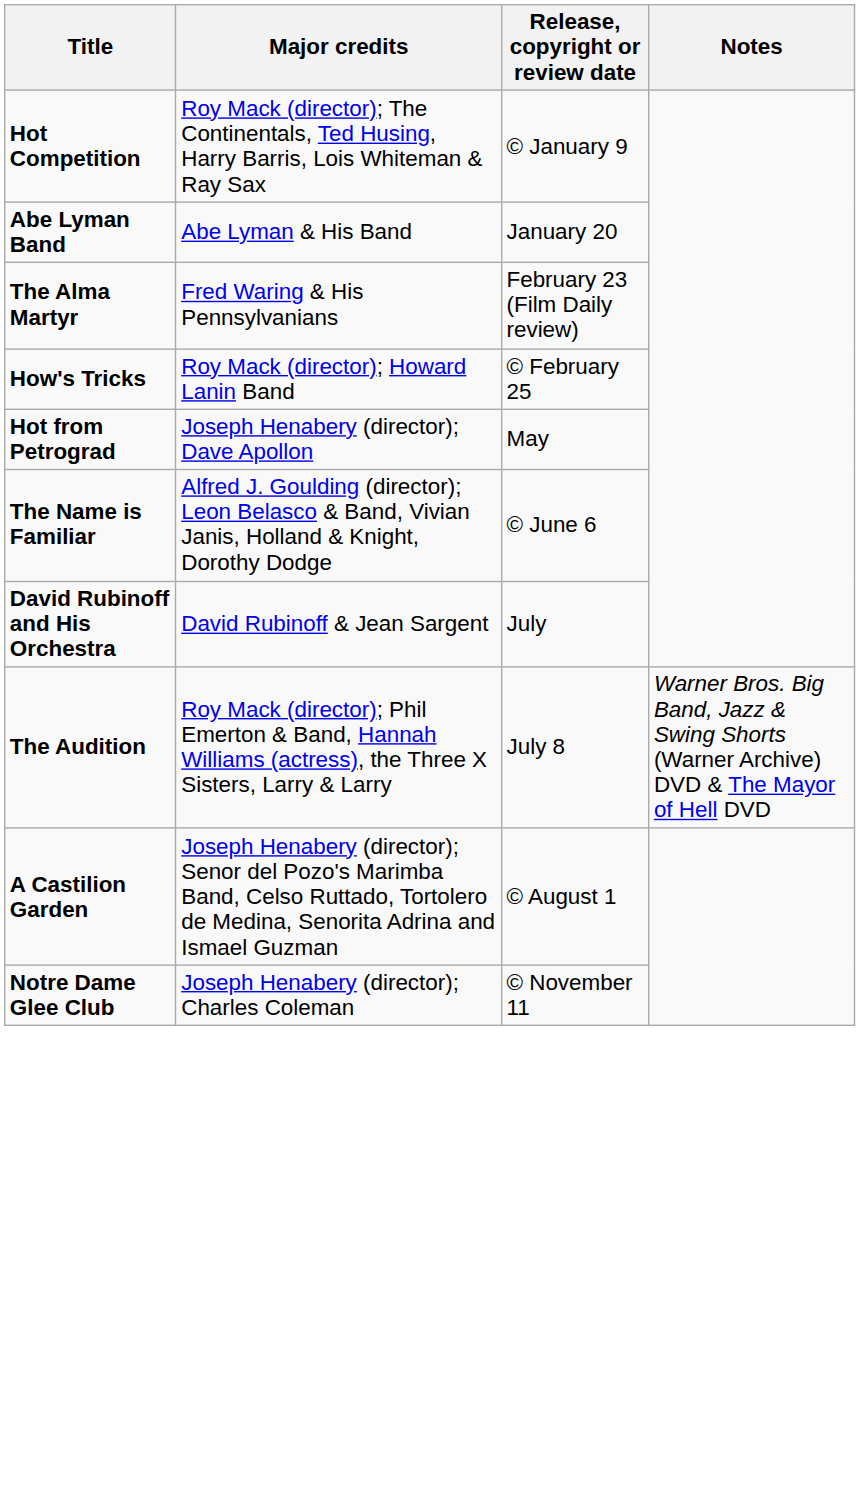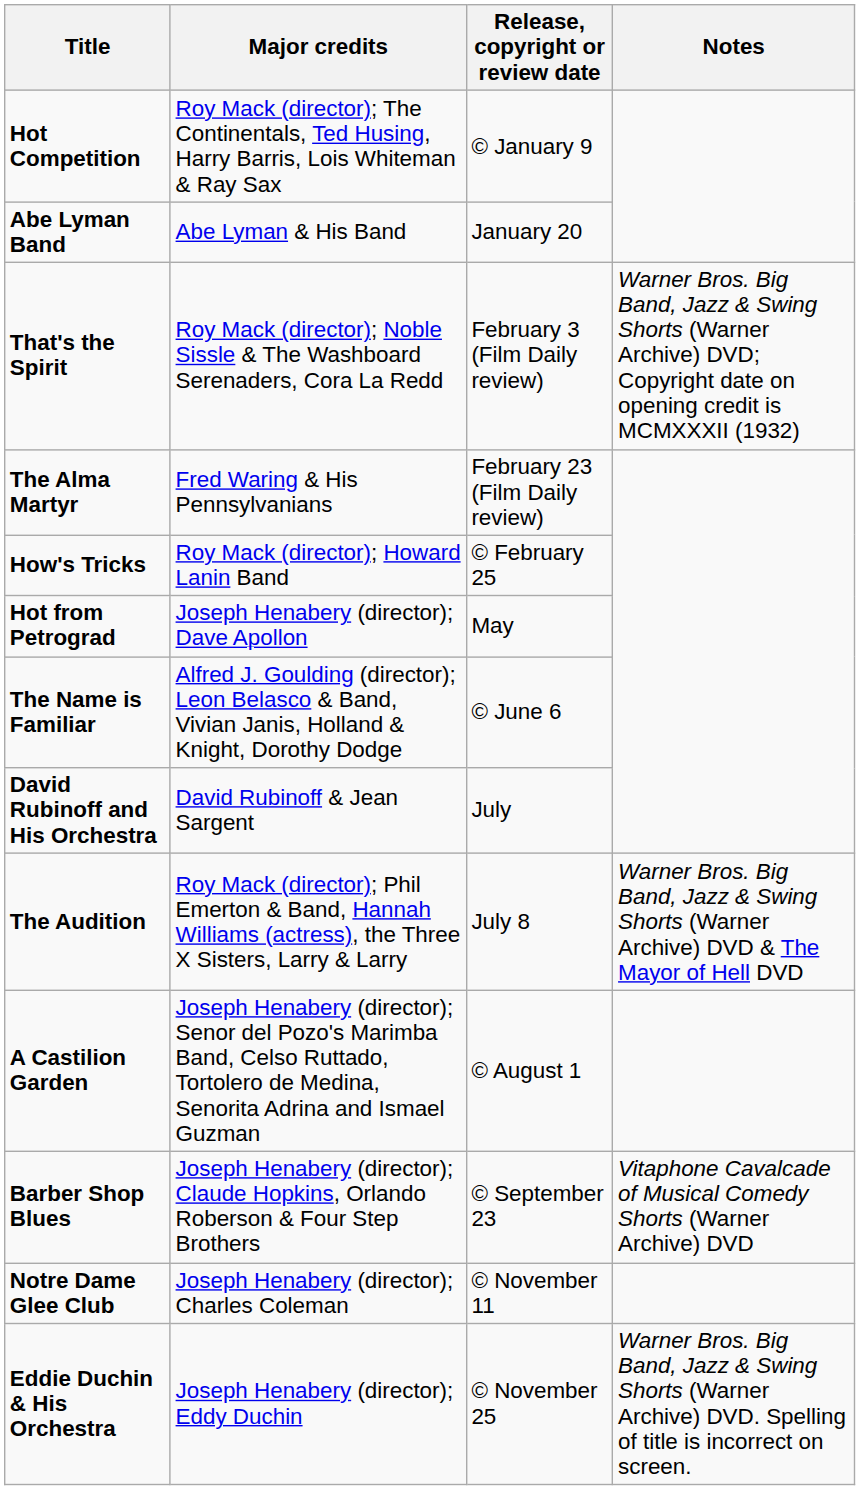+ row: (62, 355)
+ row: (77, 1206)
+ row: (81, 1403)
